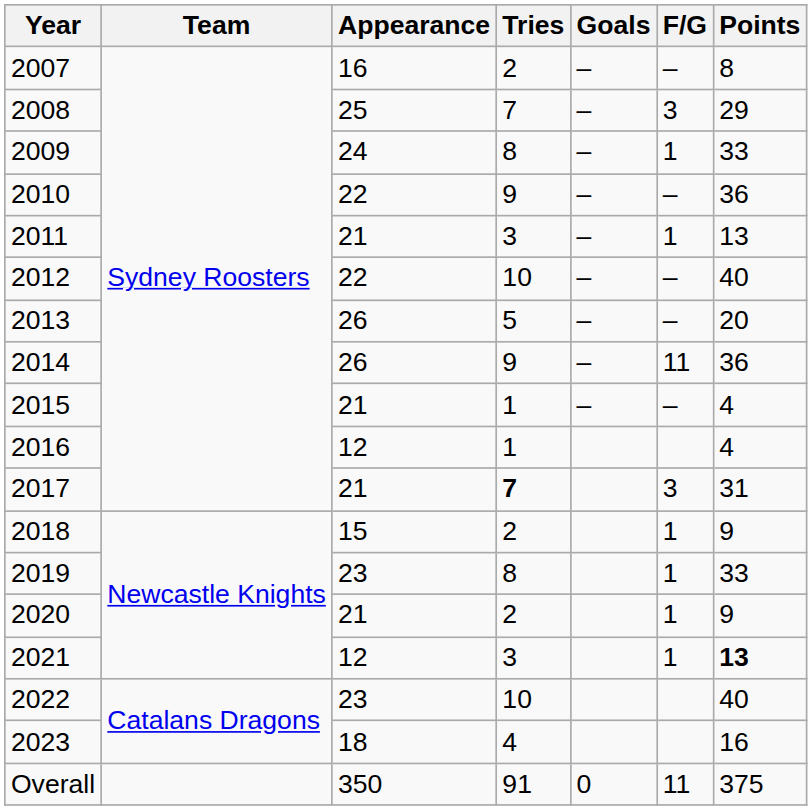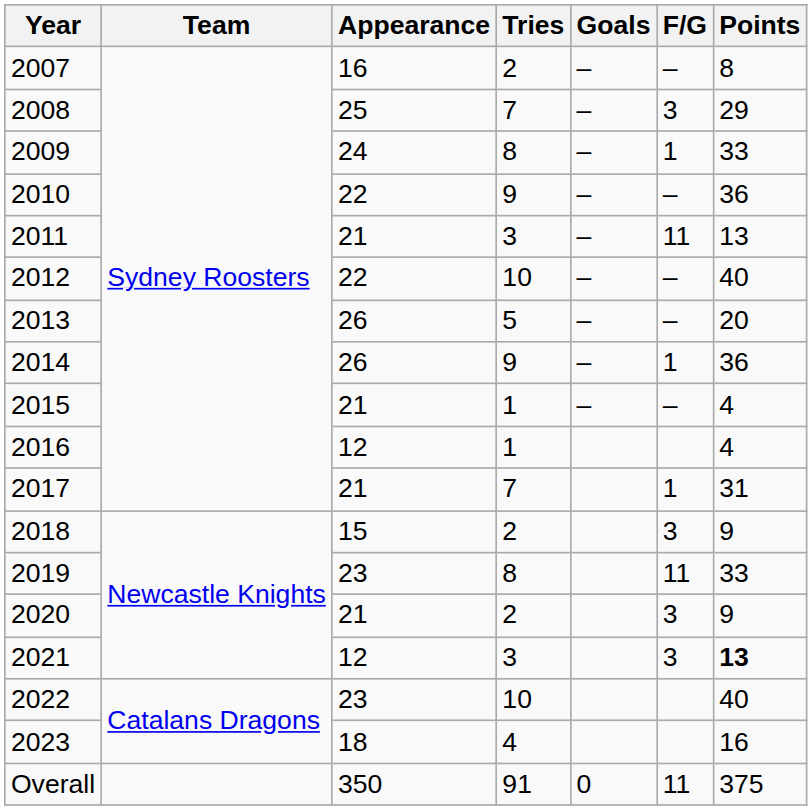(670, 236) 1 -> (676, 236) 11
(676, 362) 11 -> (670, 362) 1
(510, 488) bold -> (510, 488) normal
(670, 488) 3 -> (670, 488) 1
(670, 531) 1 -> (670, 531) 3
(670, 573) 1 -> (676, 573) 11
(670, 615) 1 -> (670, 615) 3
(670, 657) 1 -> (670, 657) 3
